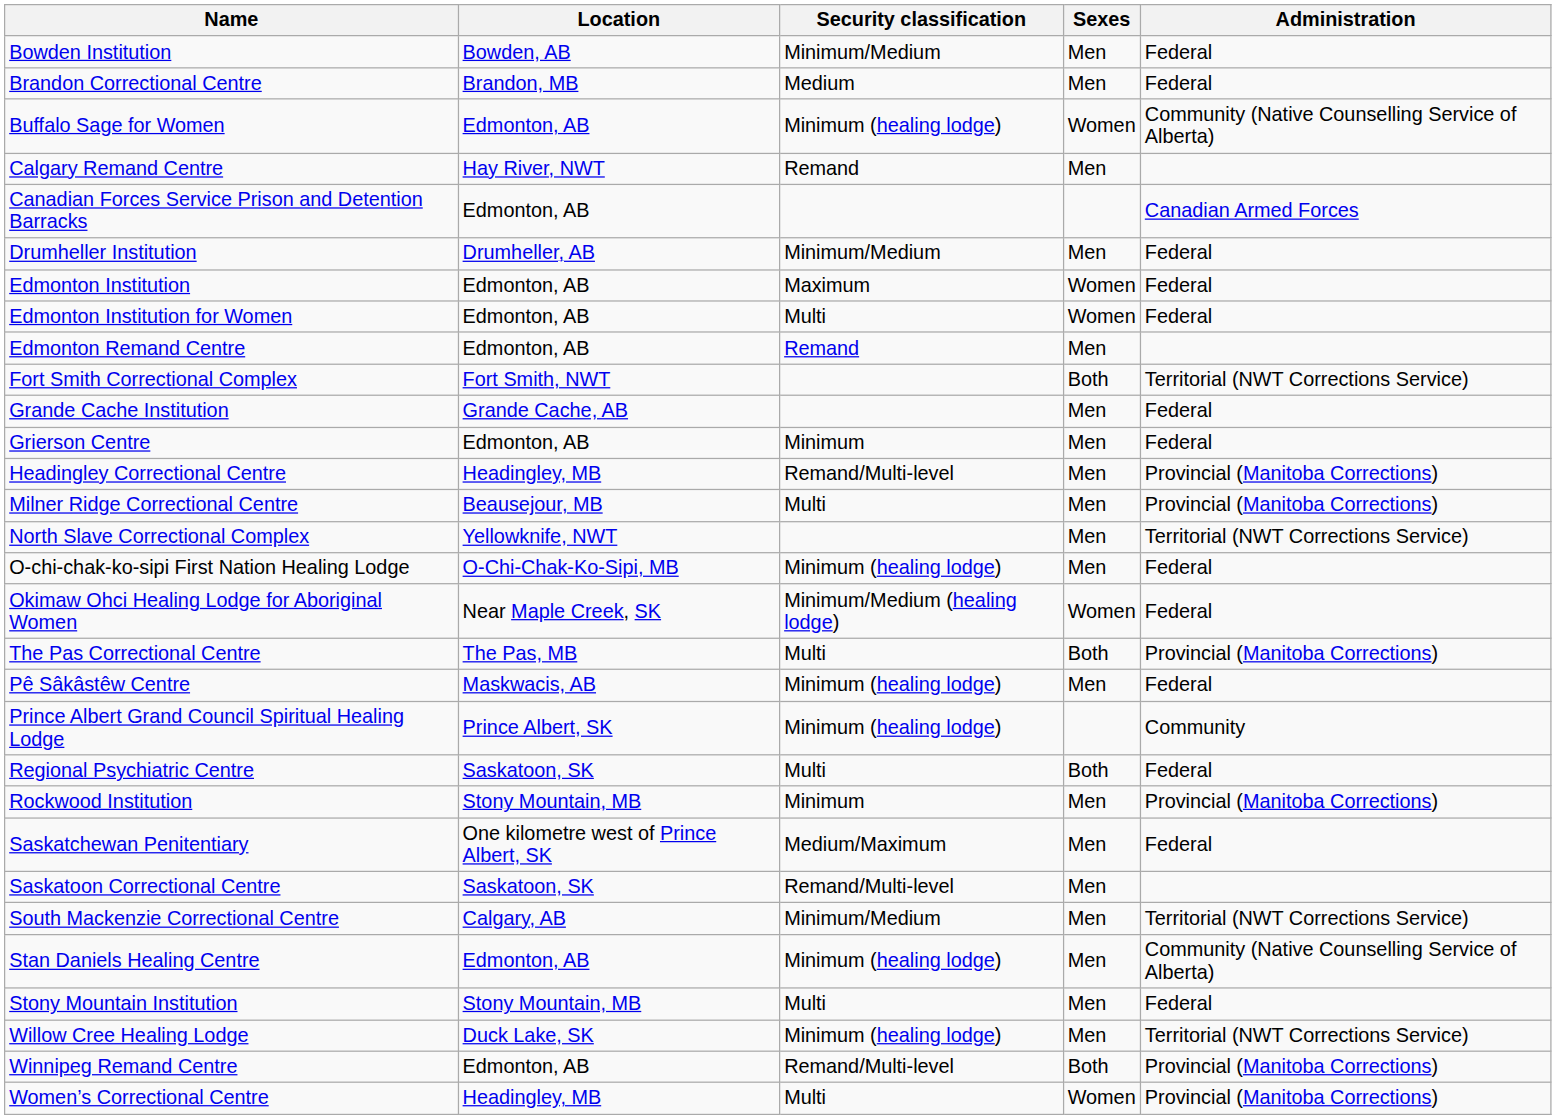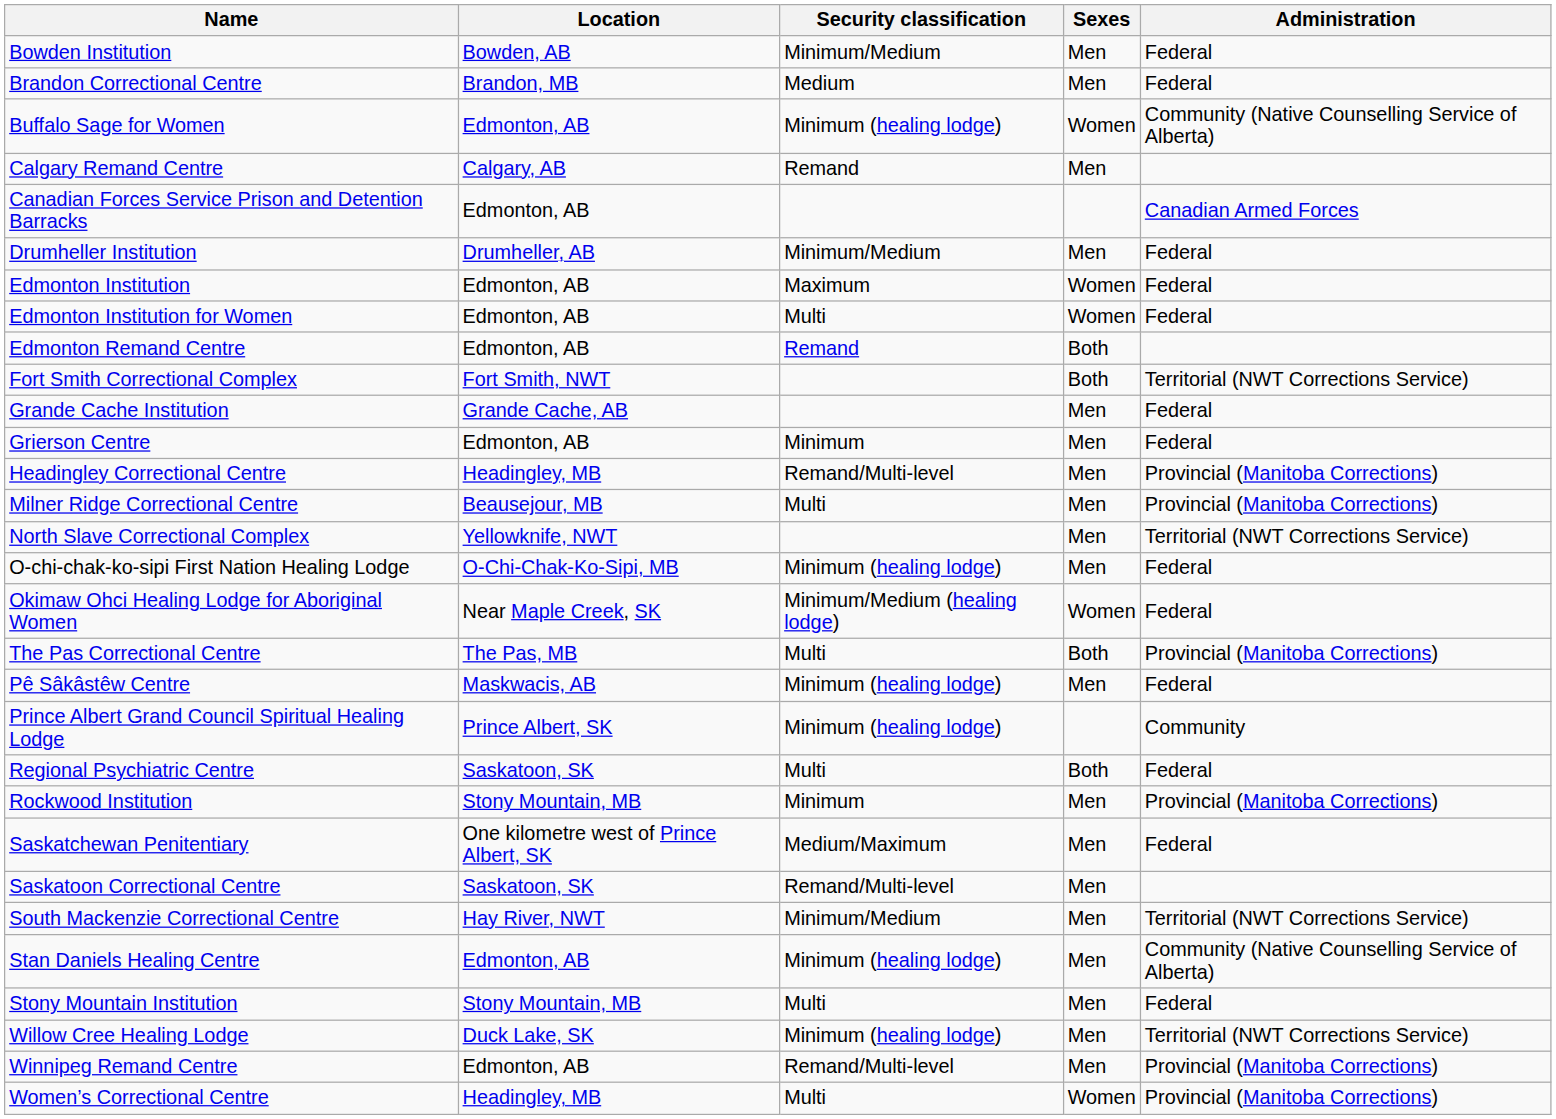(534, 168) Hay River, NWT -> (514, 168) Calgary, AB
(1087, 348) Men -> (1088, 348) Both
(514, 918) Calgary, AB -> (534, 918) Hay River, NWT
(1088, 1066) Both -> (1087, 1066) Men
